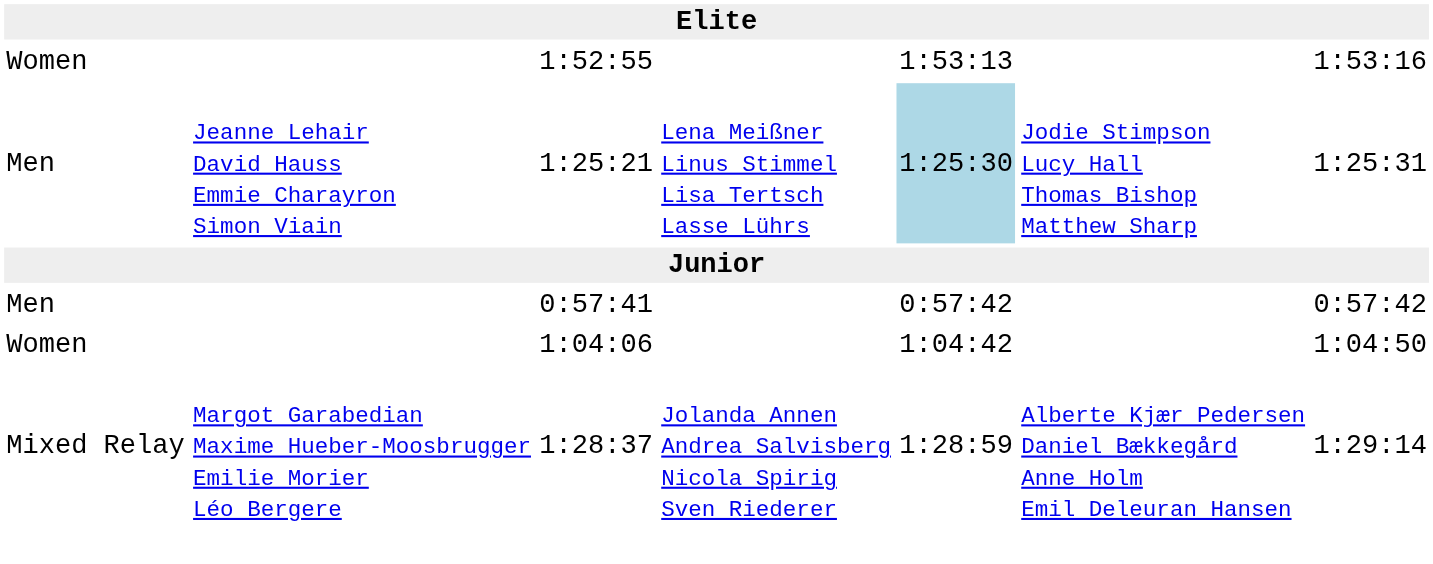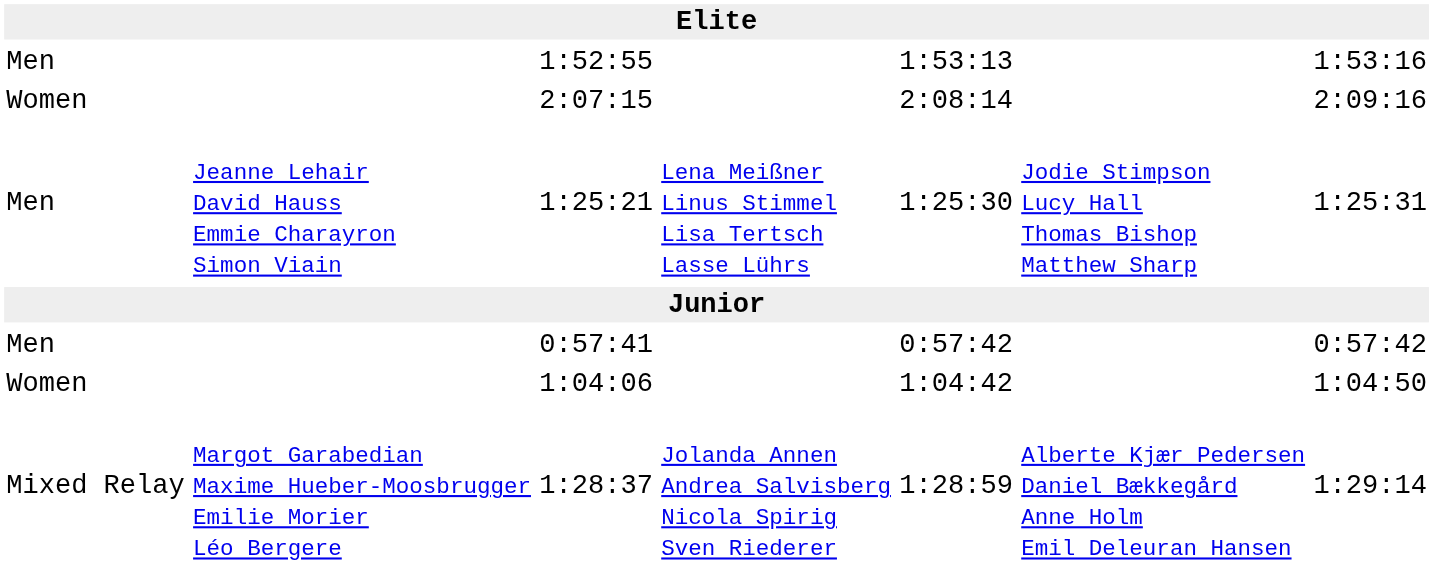(47, 61) Women -> (31, 61) Men
+ row: (596, 101)
(956, 163) lightblue background -> (956, 203) no background
